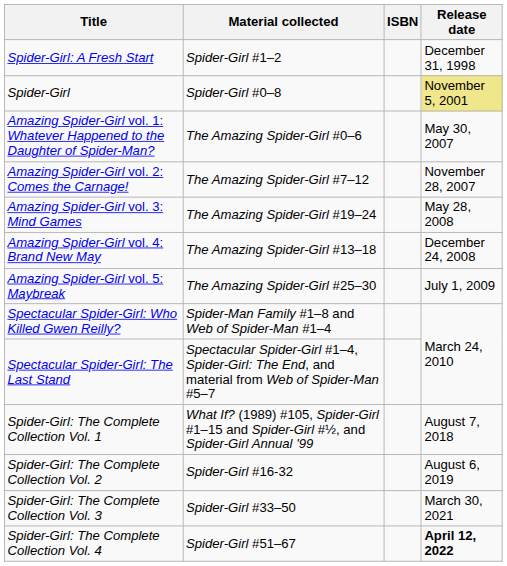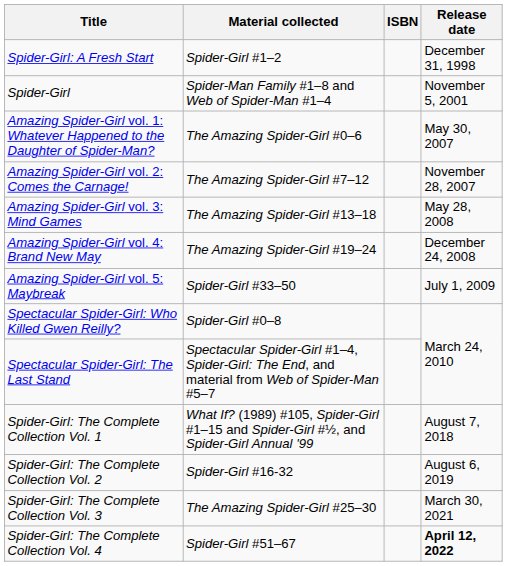(234, 93) Spider-Girl #0–8 -> (270, 93) Spider-Man Family #1–8 and Web of Spider-Man #1–4
(455, 93) khaki background -> (455, 93) no background
(281, 214) The Amazing Spider-Girl #19–24 -> (281, 214) The Amazing Spider-Girl #13–18
(281, 250) The Amazing Spider-Girl #13–18 -> (281, 250) The Amazing Spider-Girl #19–24
(281, 286) The Amazing Spider-Girl #25–30 -> (241, 286) Spider-Girl #33–50
(270, 321) Spider-Man Family #1–8 and Web of Spider-Man #1–4 -> (234, 321) Spider-Girl #0–8
(241, 508) Spider-Girl #33–50 -> (281, 508) The Amazing Spider-Girl #25–30
